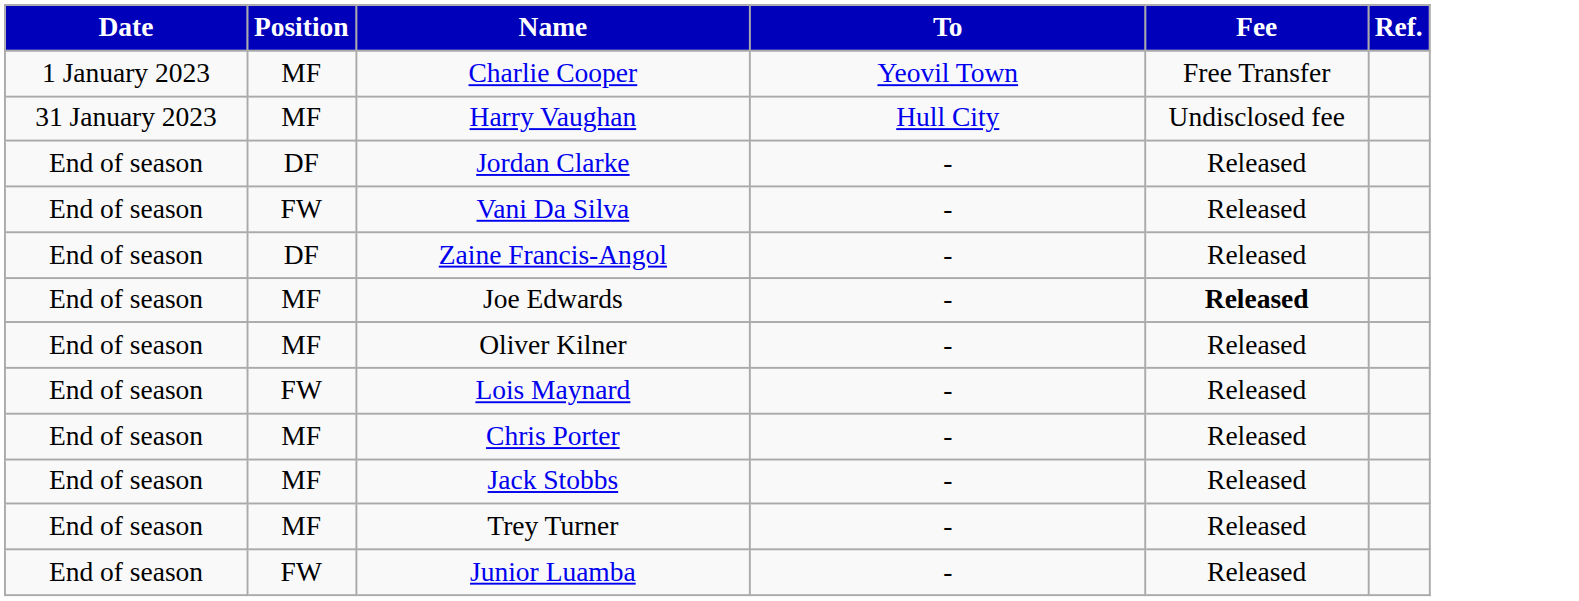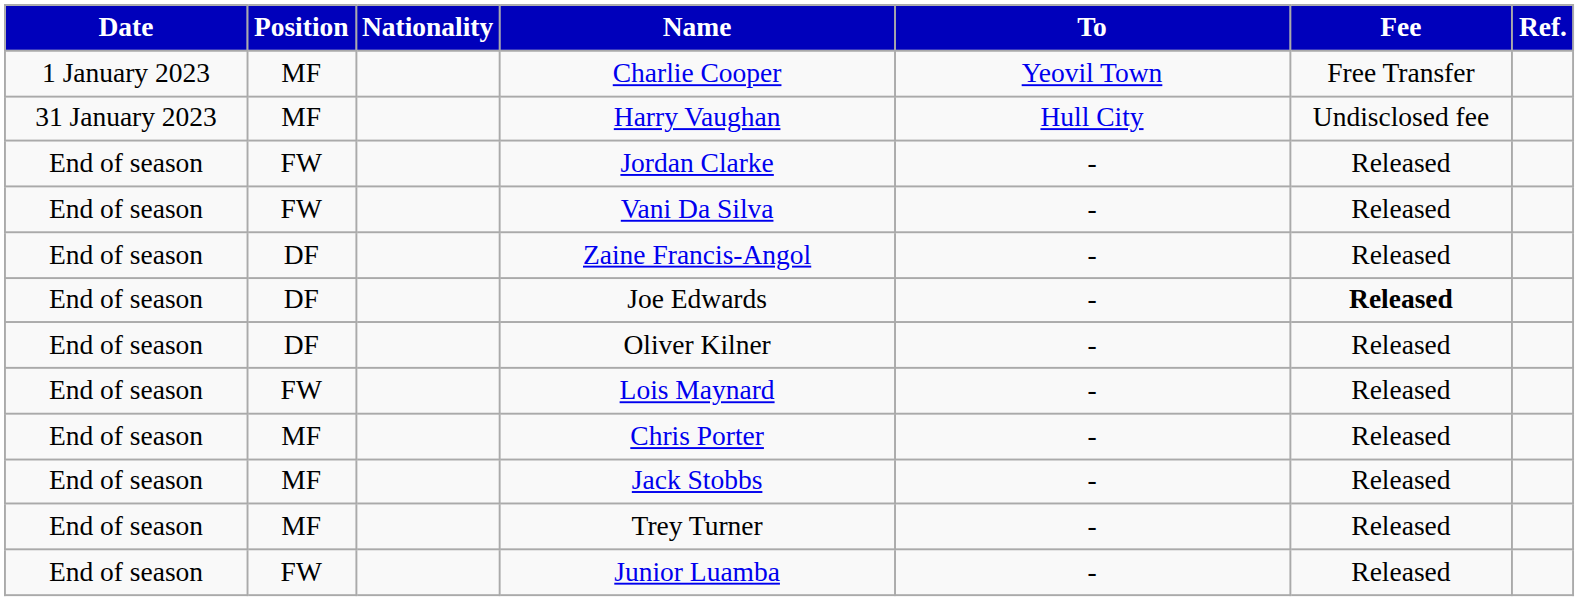+ column: (428, 27)
(301, 163) DF -> (301, 163) FW
(301, 299) MF -> (301, 299) DF
(301, 345) MF -> (301, 345) DF
